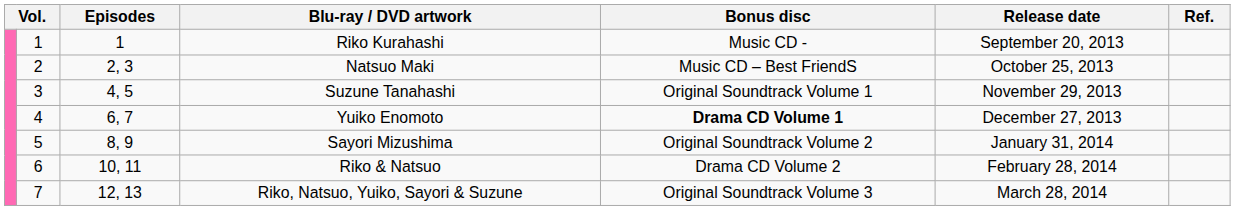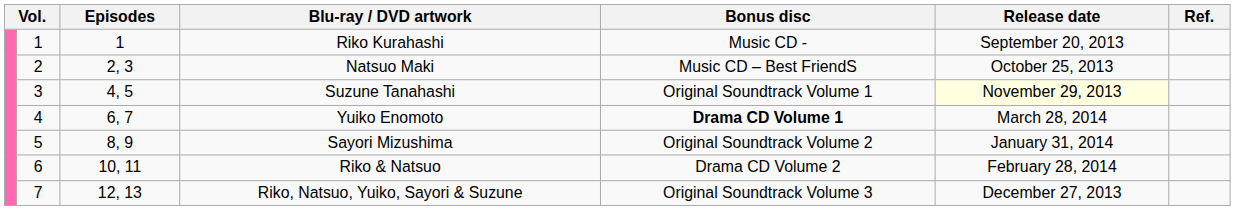(1052, 92) no background -> (1052, 92) lightyellow background
(1052, 117) December 27, 2013 -> (1052, 117) March 28, 2014
(1052, 192) March 28, 2014 -> (1052, 192) December 27, 2013
